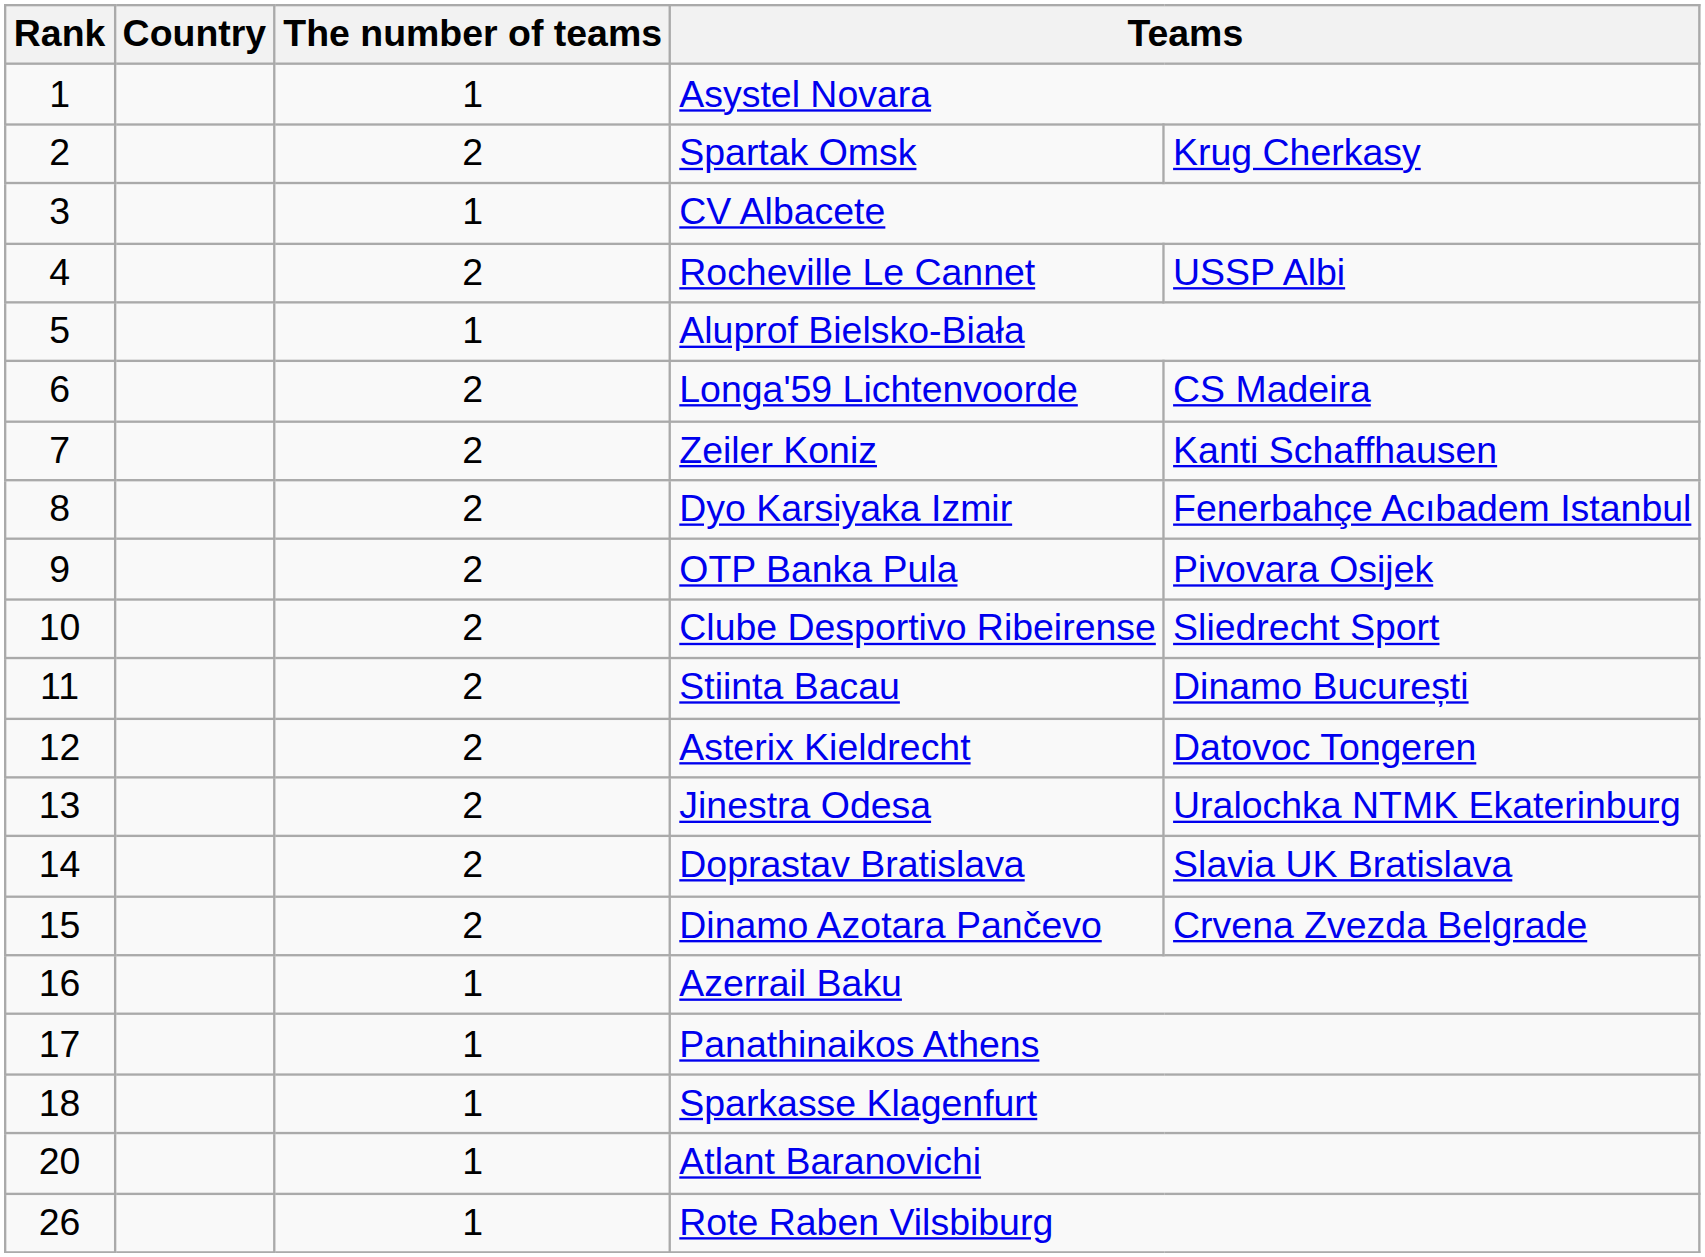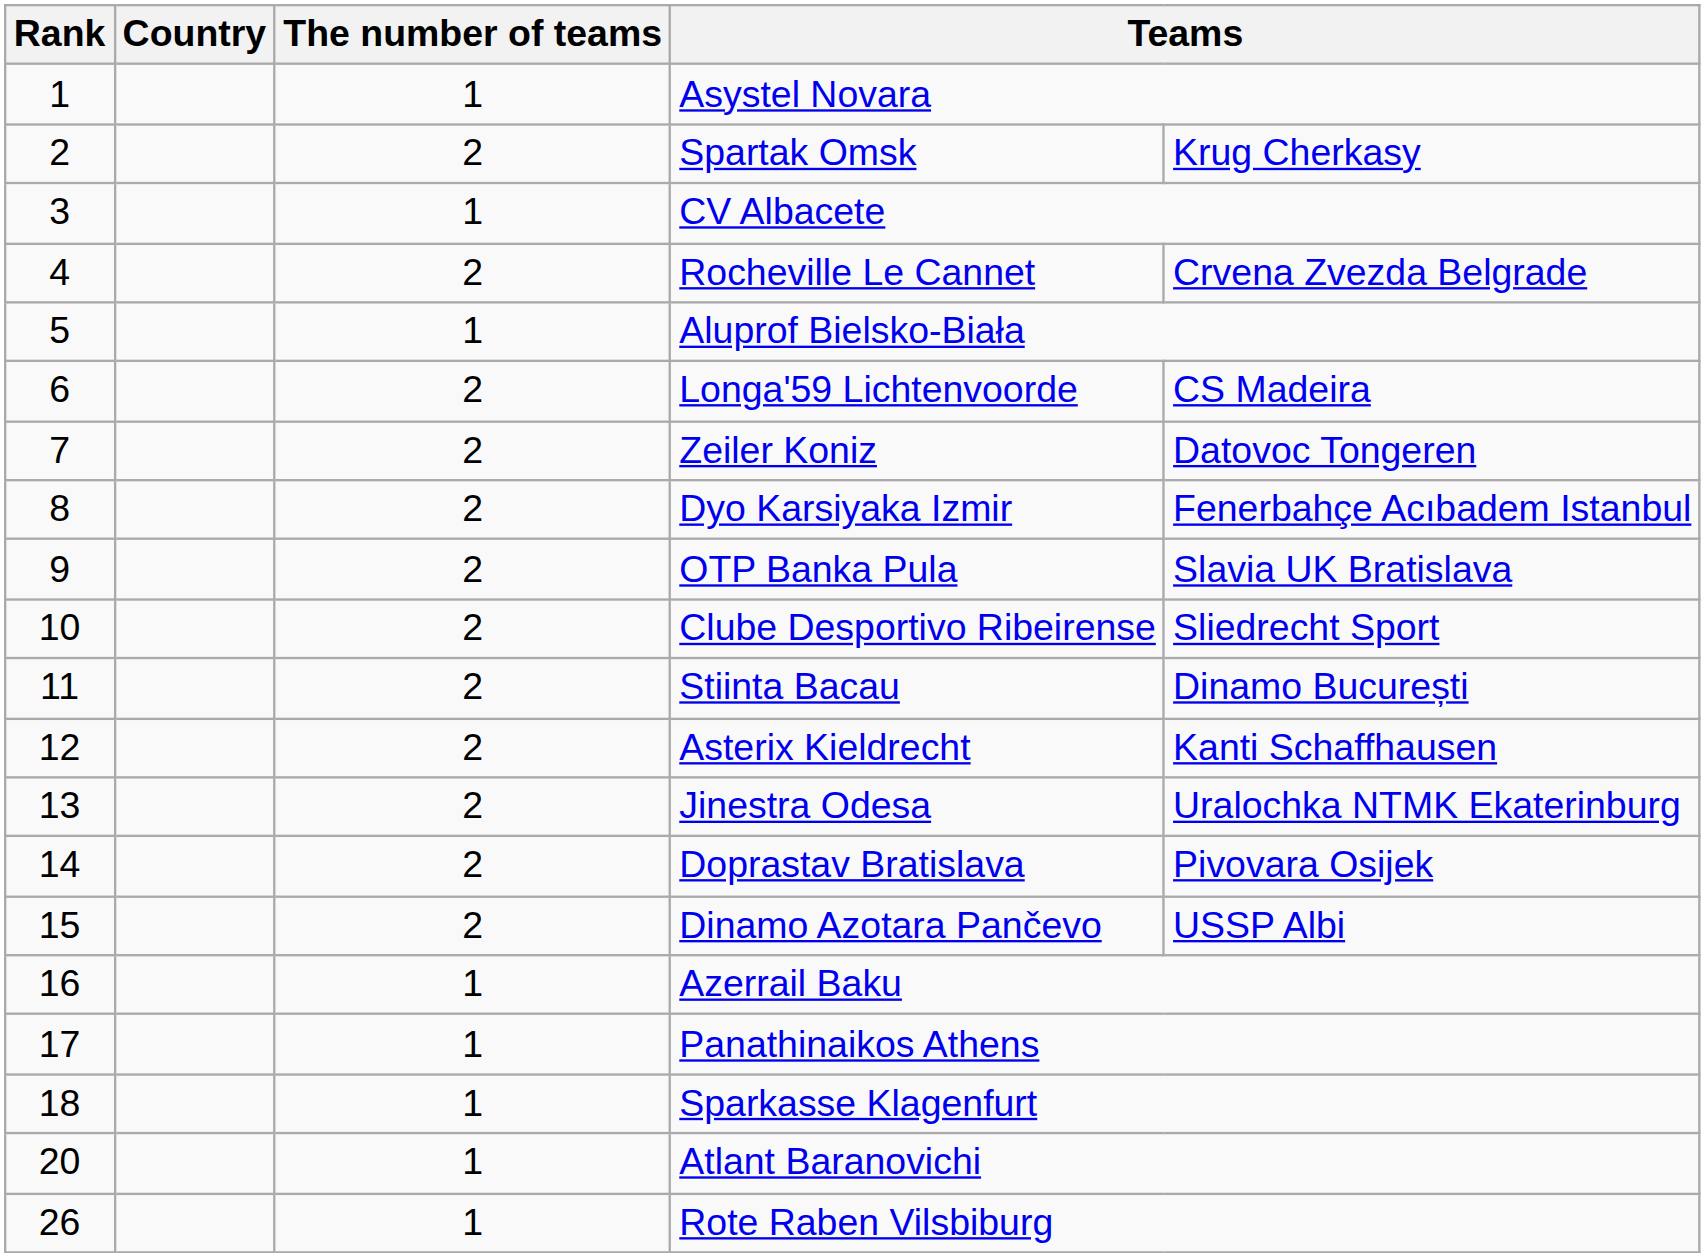(1259, 271) USSP Albi -> (1380, 271) Crvena Zvezda Belgrade
(1335, 449) Kanti Schaffhausen -> (1325, 449) Datovoc Tongeren
(1303, 568) Pivovara Osijek -> (1343, 568) Slavia UK Bratislava
(1325, 746) Datovoc Tongeren -> (1335, 746) Kanti Schaffhausen
(1343, 865) Slavia UK Bratislava -> (1303, 865) Pivovara Osijek
(1380, 924) Crvena Zvezda Belgrade -> (1259, 924) USSP Albi
